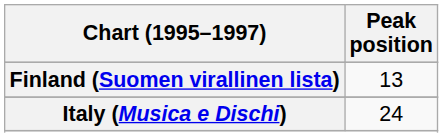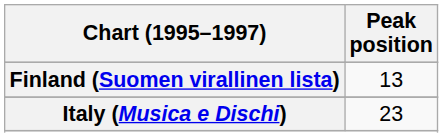(391, 113) 24 -> (391, 113) 23
